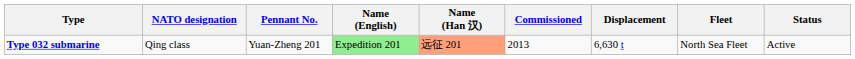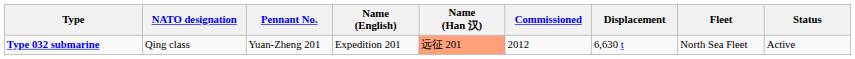(368, 45) lightgreen background -> (368, 45) no background
(518, 45) 2013 -> (518, 45) 2012
